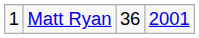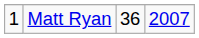(169, 19) 2001 -> (169, 19) 2007
